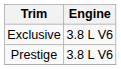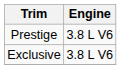rows swapped: (34, 54) <-> (34, 34)
